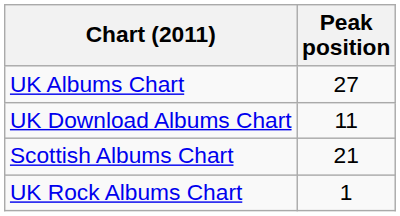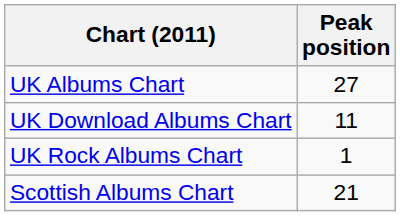rows swapped: (126, 192) <-> (122, 156)
